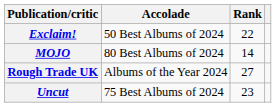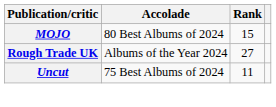- row: (53, 33)
(248, 53) 14 -> (248, 33) 15
(248, 92) 23 -> (248, 72) 11
